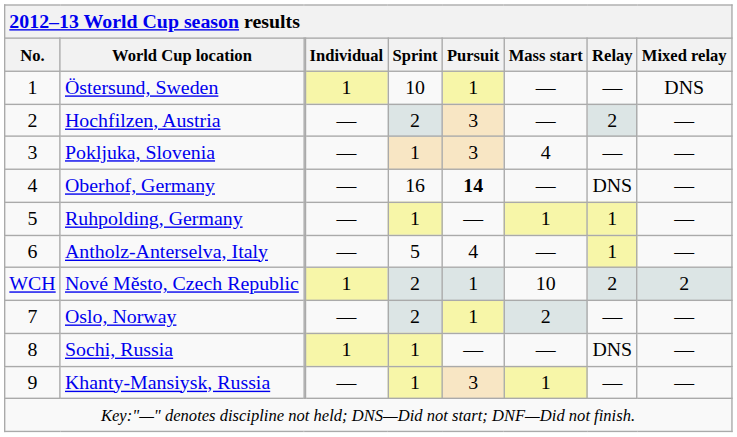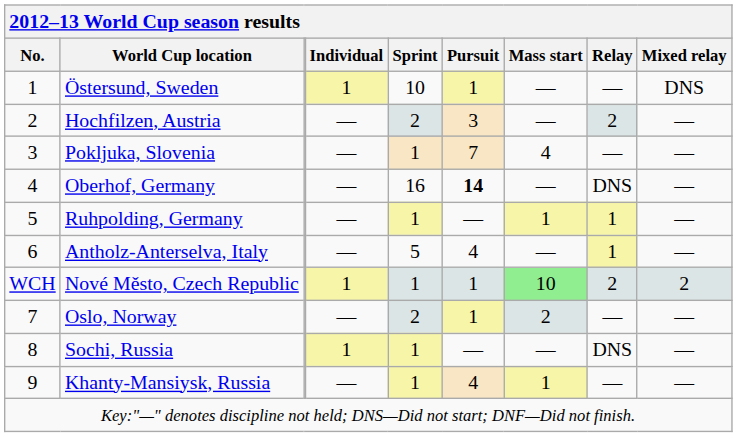(473, 152) 3 -> (473, 152) 7
(415, 283) 2 -> (415, 283) 1
(546, 283) no background -> (546, 283) lightgreen background
(473, 382) 3 -> (473, 382) 4
